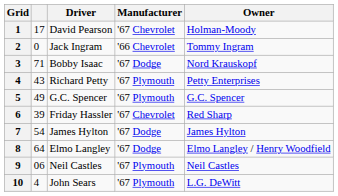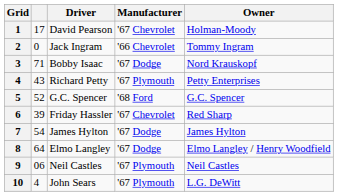(39, 98) 49 -> (39, 98) 52
(146, 98) '67 Plymouth -> (135, 98) '68 Ford
